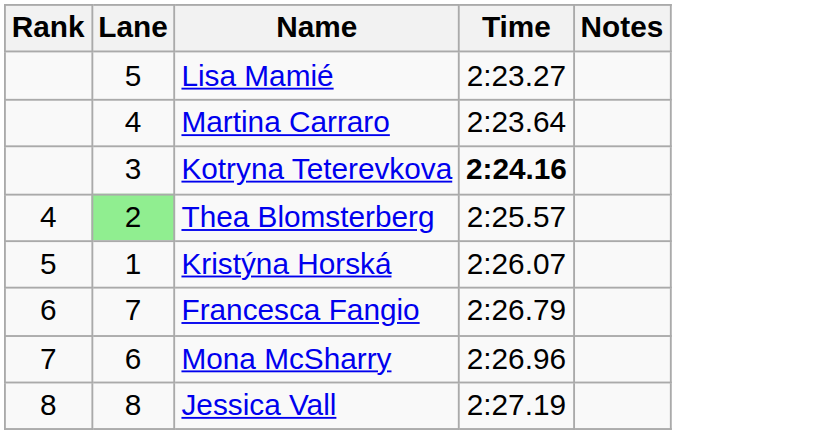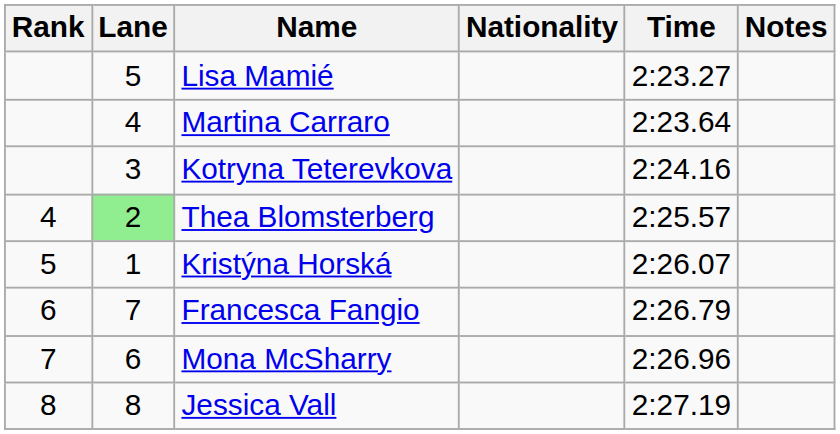+ column: (542, 28)
(516, 169) bold -> (681, 169) normal
